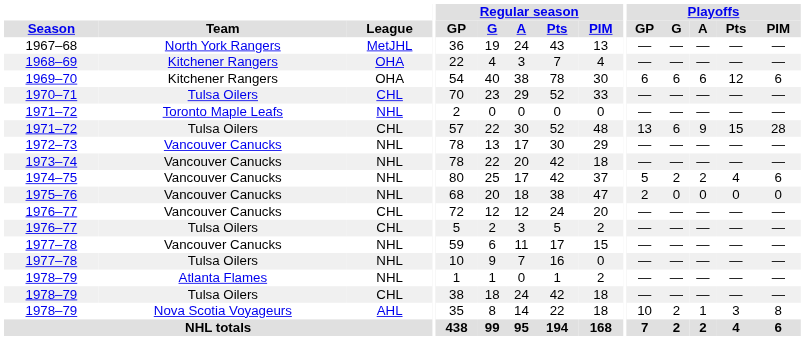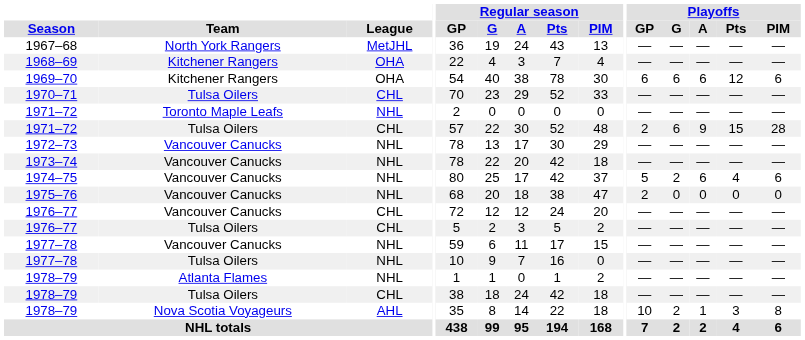(645, 128) 13 -> (645, 128) 2
(703, 178) 2 -> (703, 178) 6
